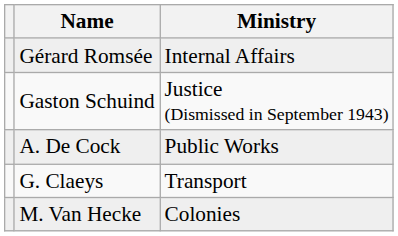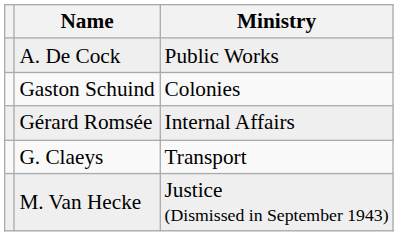rows swapped: (86, 55) <-> (70, 146)
(277, 100) Justice (Dismissed in September 1943) -> (202, 88) Colonies
(202, 214) Colonies -> (277, 202) Justice (Dismissed in September 1943)
